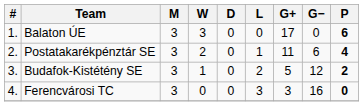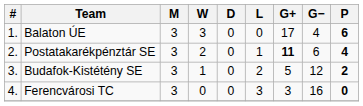(316, 33) 0 -> (316, 33) 4
(288, 52) normal -> (288, 52) bold
